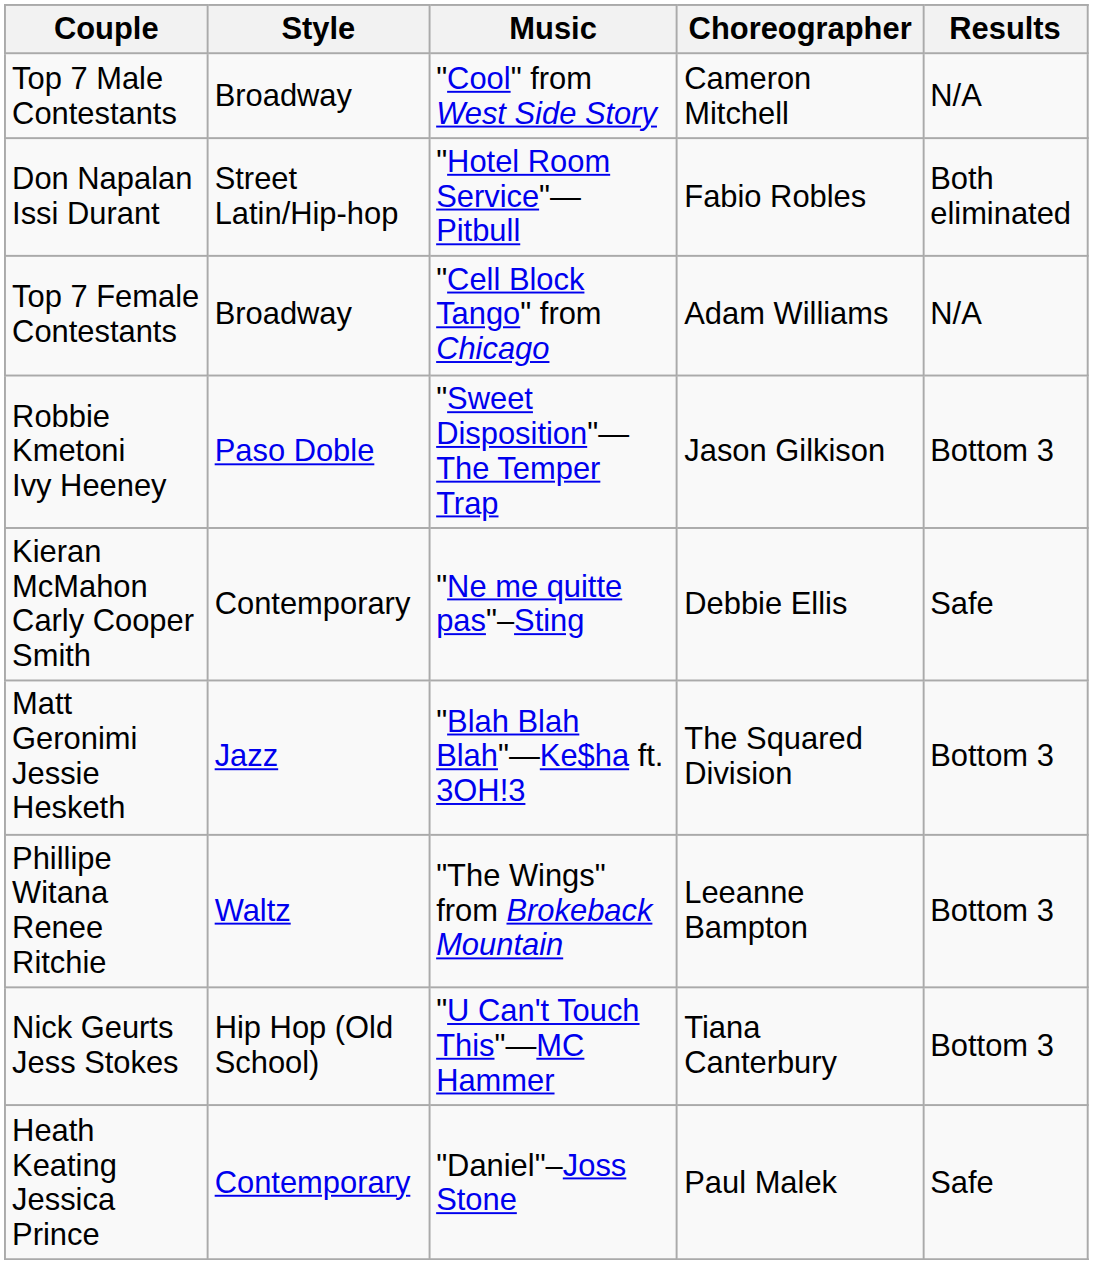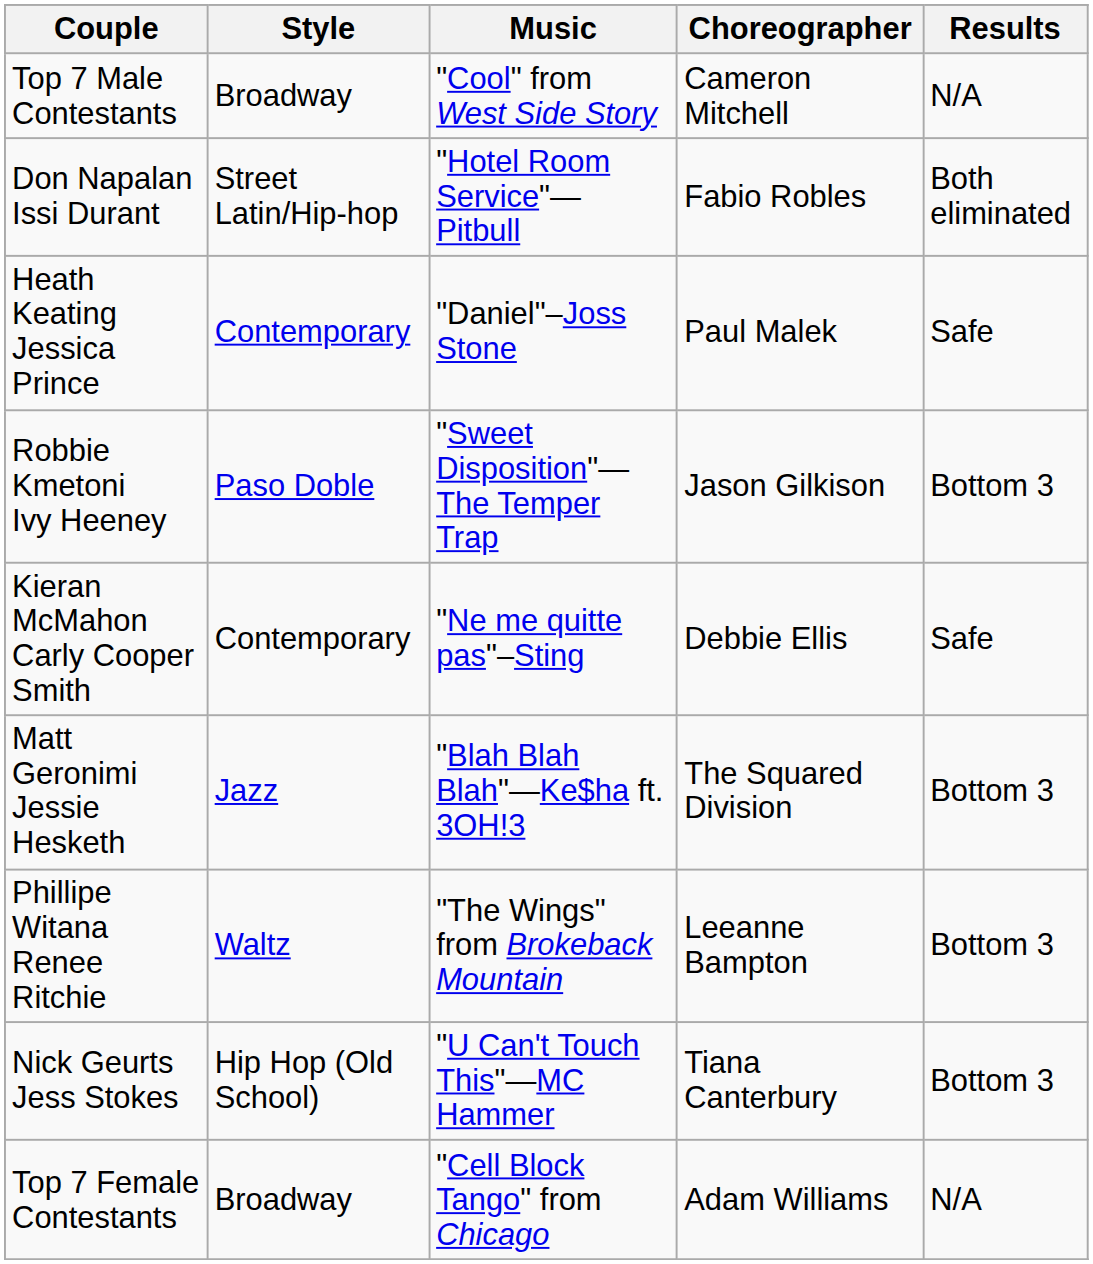rows swapped: (64, 1181) <-> (106, 314)
